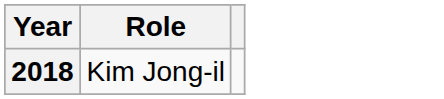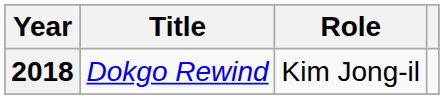+ column: (178, 26)
